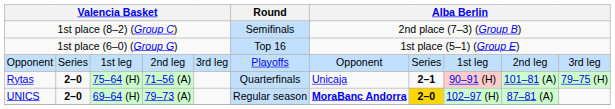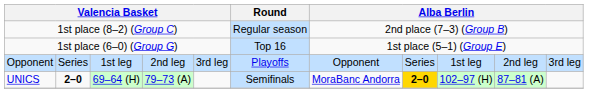(270, 29) Semifinals -> (270, 29) Regular season
- row: (20, 79)
(270, 96) Regular season -> (270, 79) Semifinals
(359, 96) bold -> (356, 79) normal
